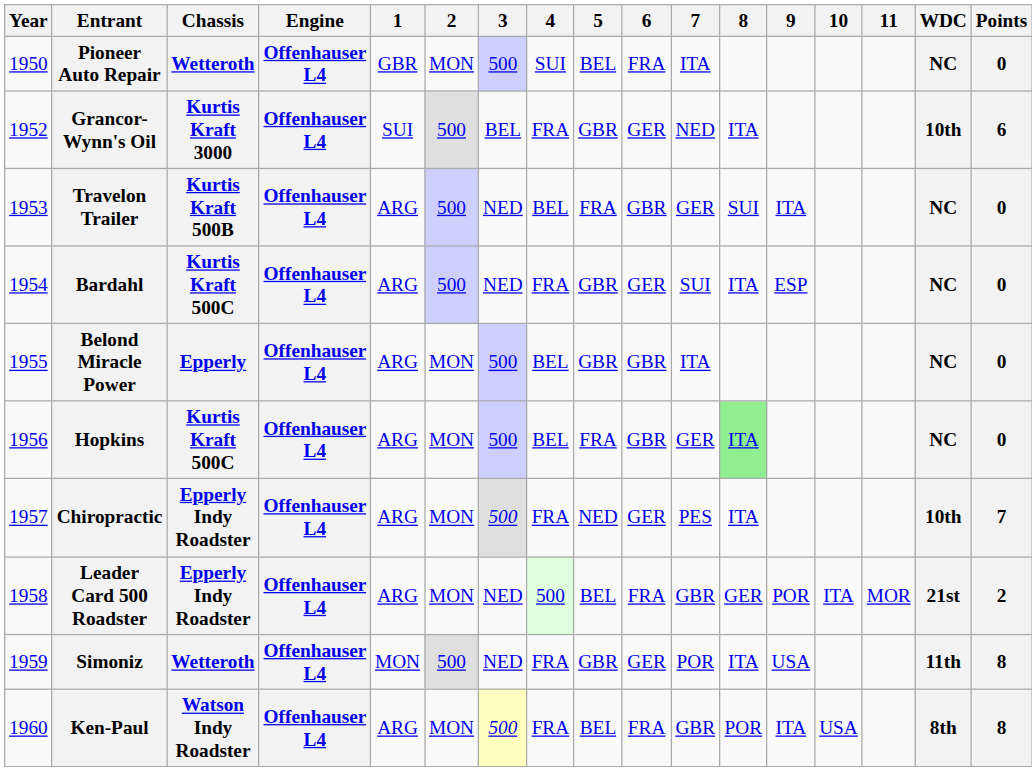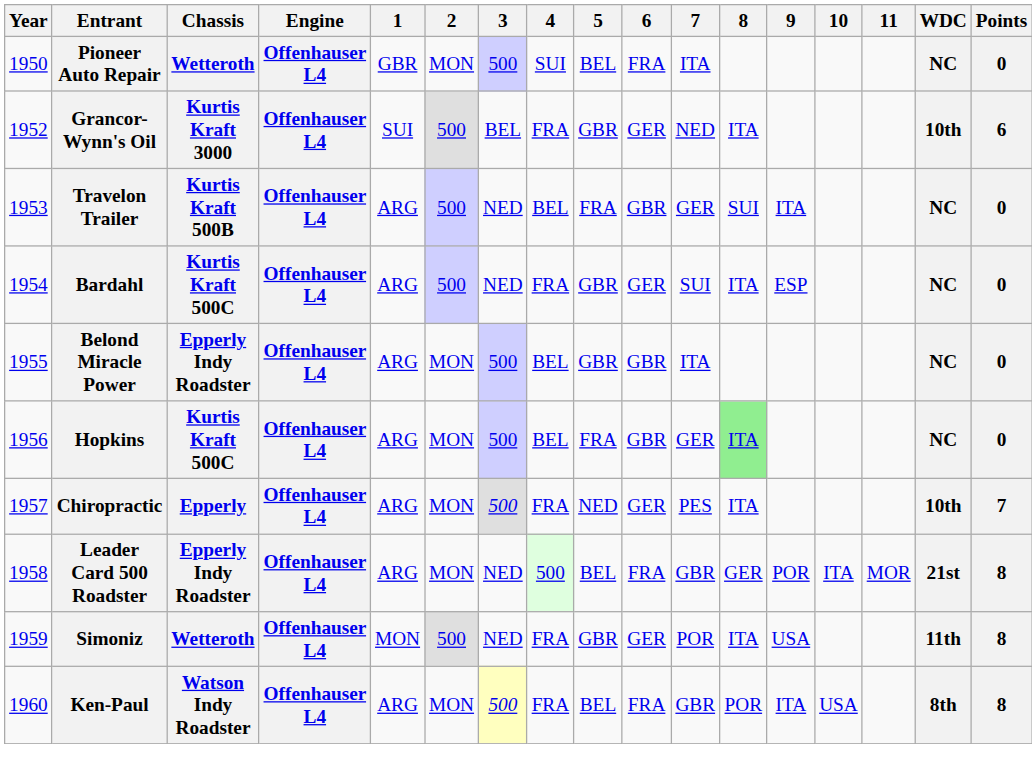(213, 362) Epperly -> (213, 362) Epperly Indy Roadster
(213, 517) Epperly Indy Roadster -> (213, 506) Epperly
(1001, 595) 2 -> (1001, 572) 8
